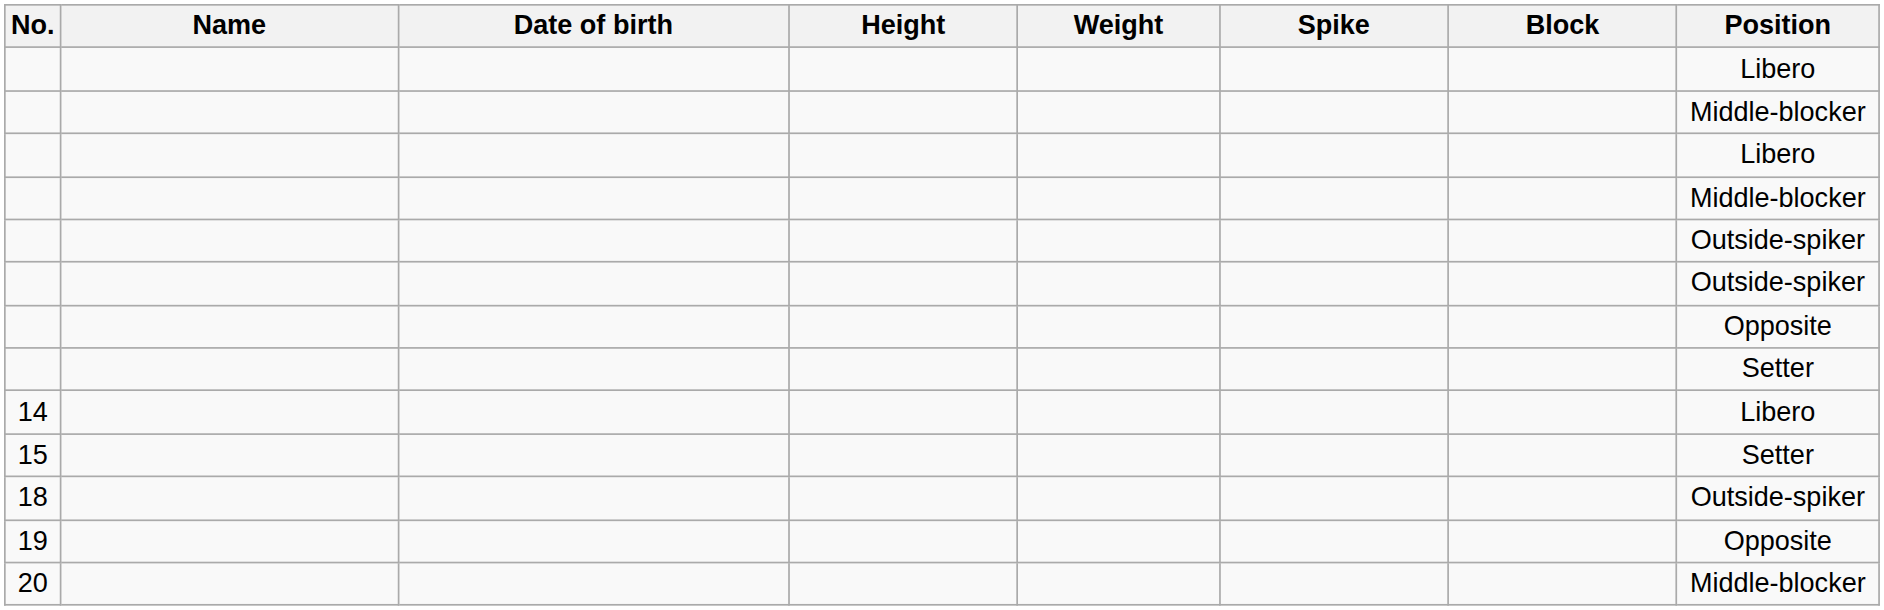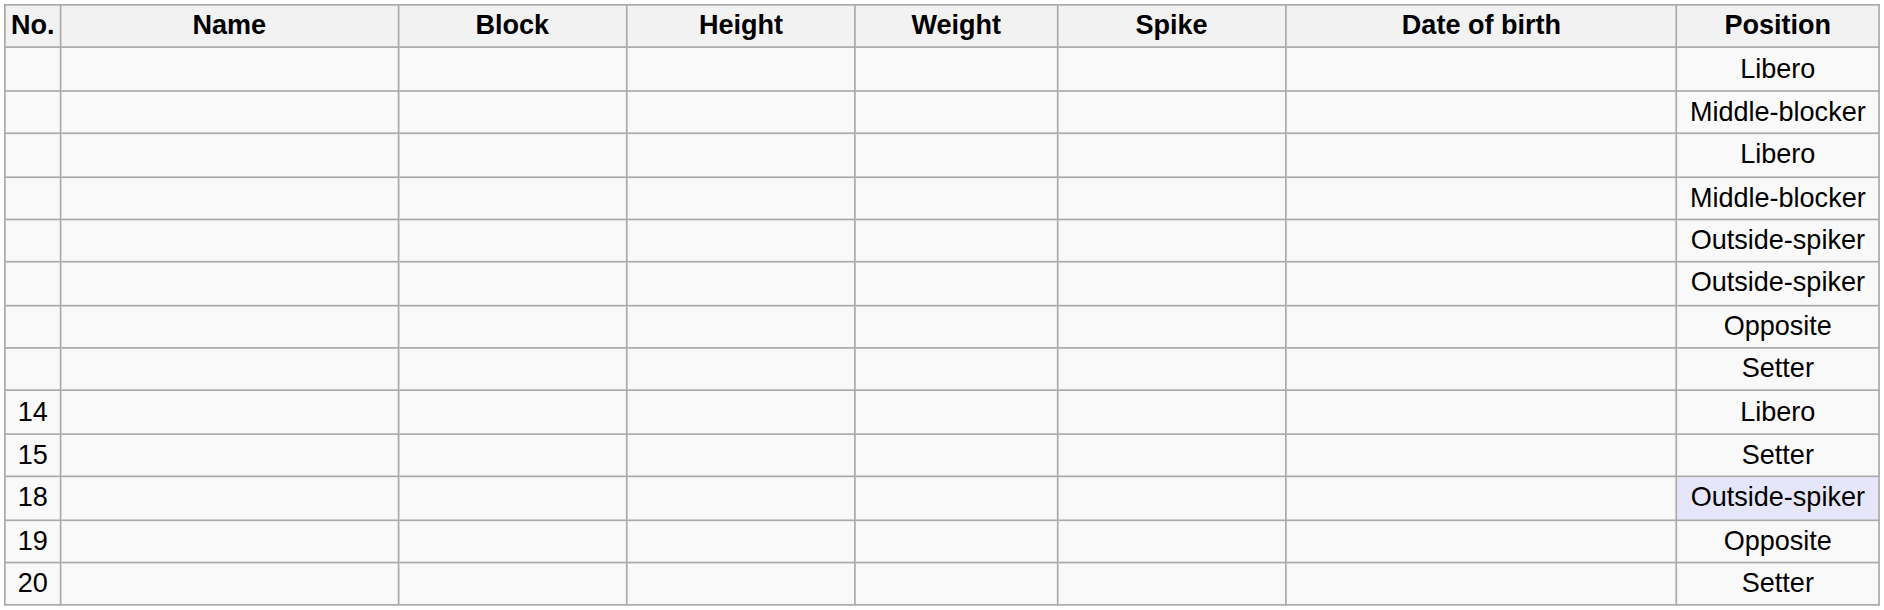columns swapped: (593, 25) <-> (1563, 25)
(1778, 497) no background -> (1778, 497) lavender background
(1778, 583) Middle-blocker -> (1778, 583) Setter
